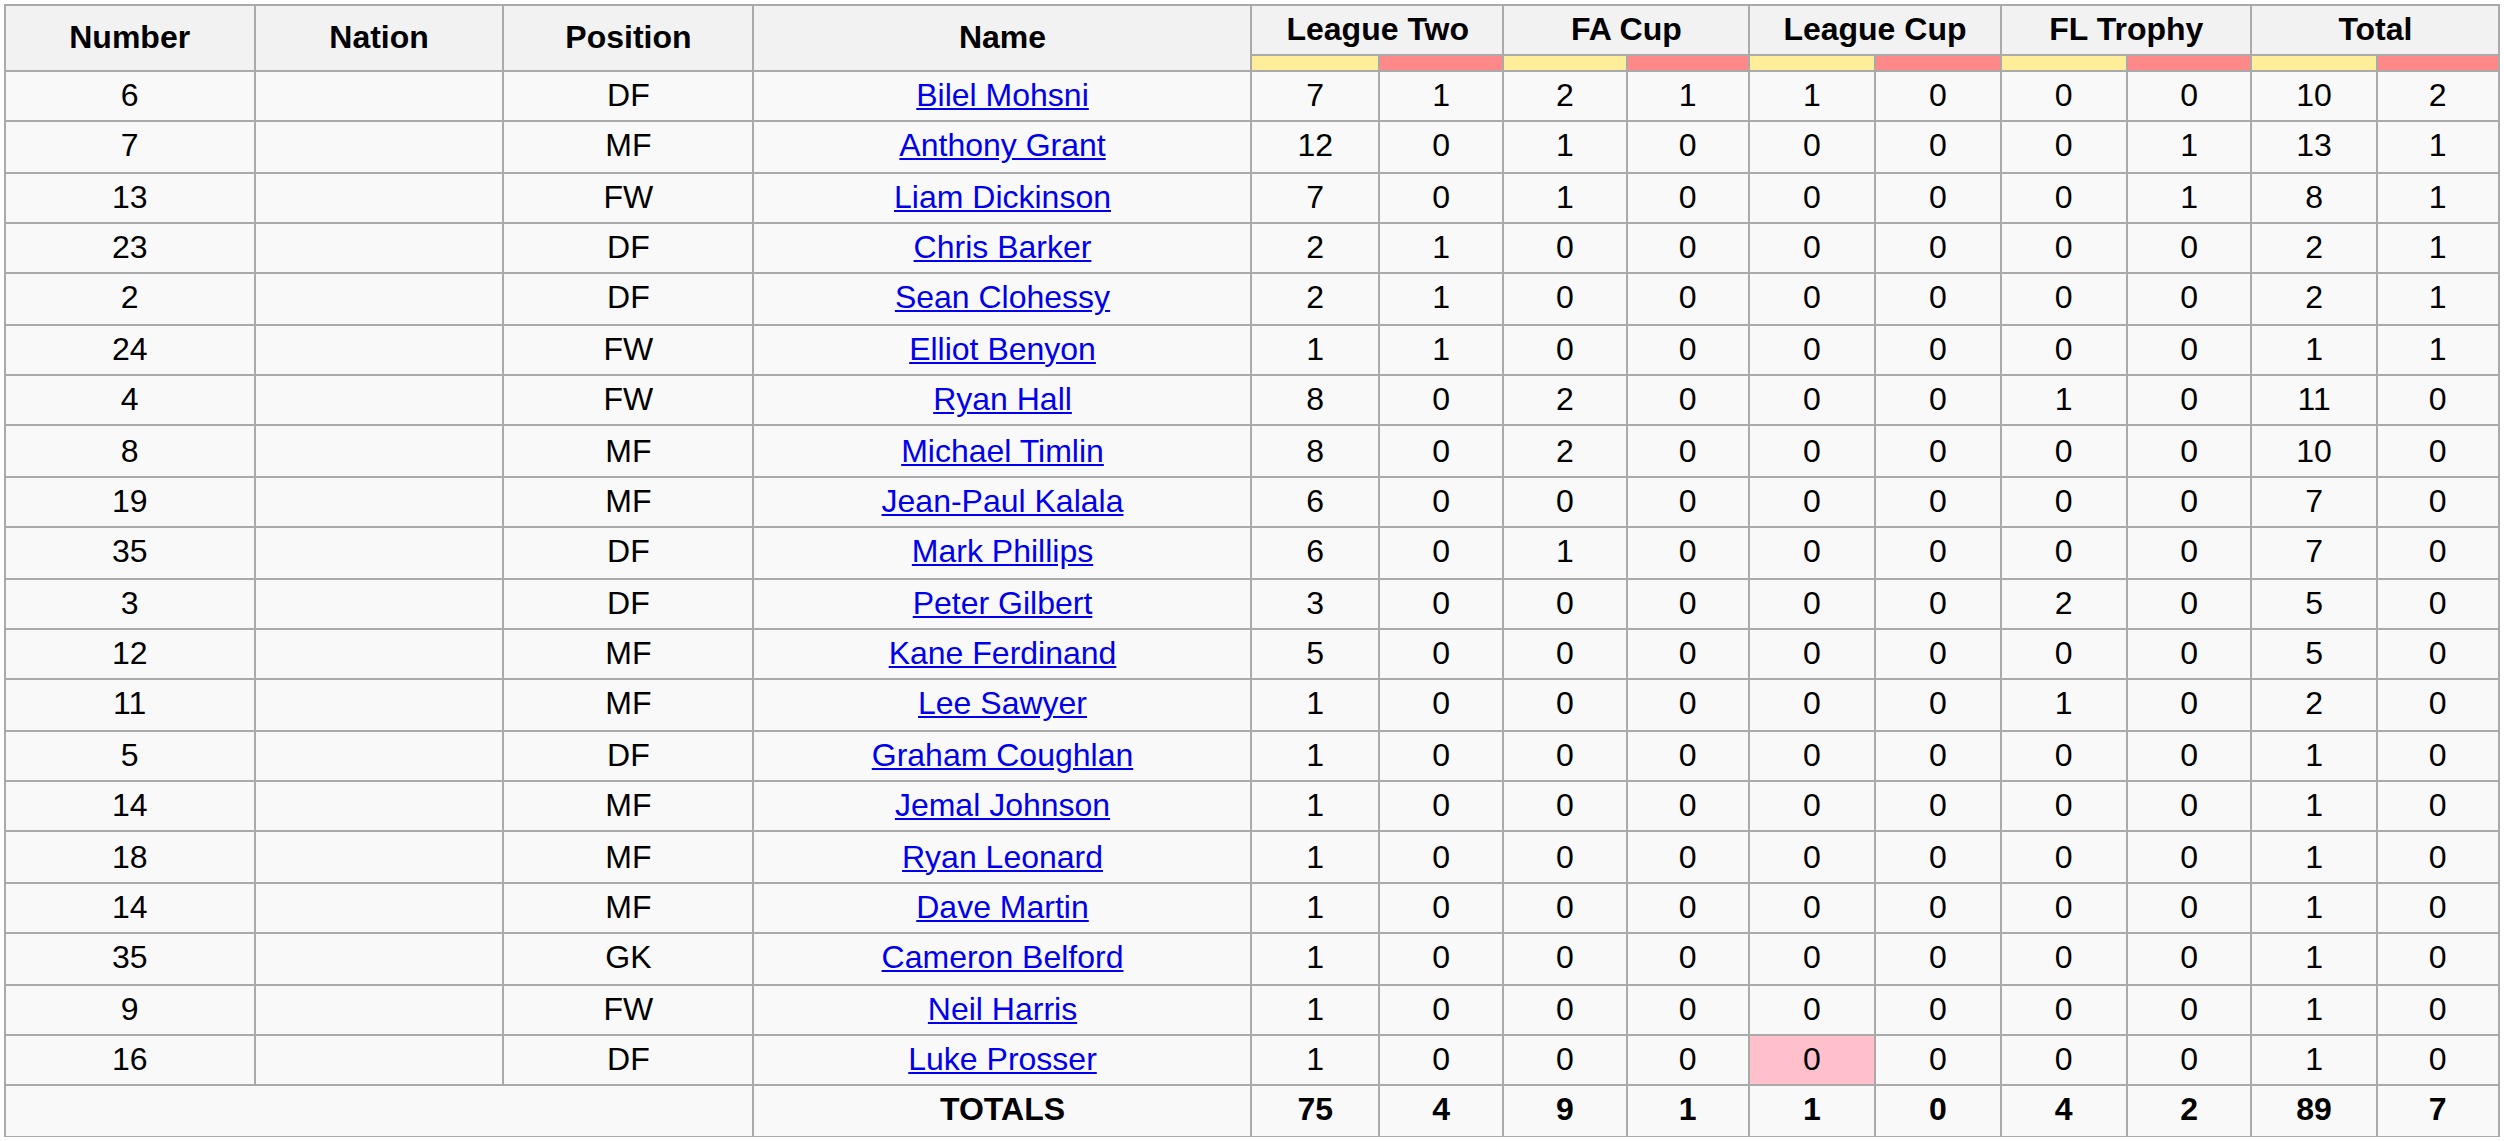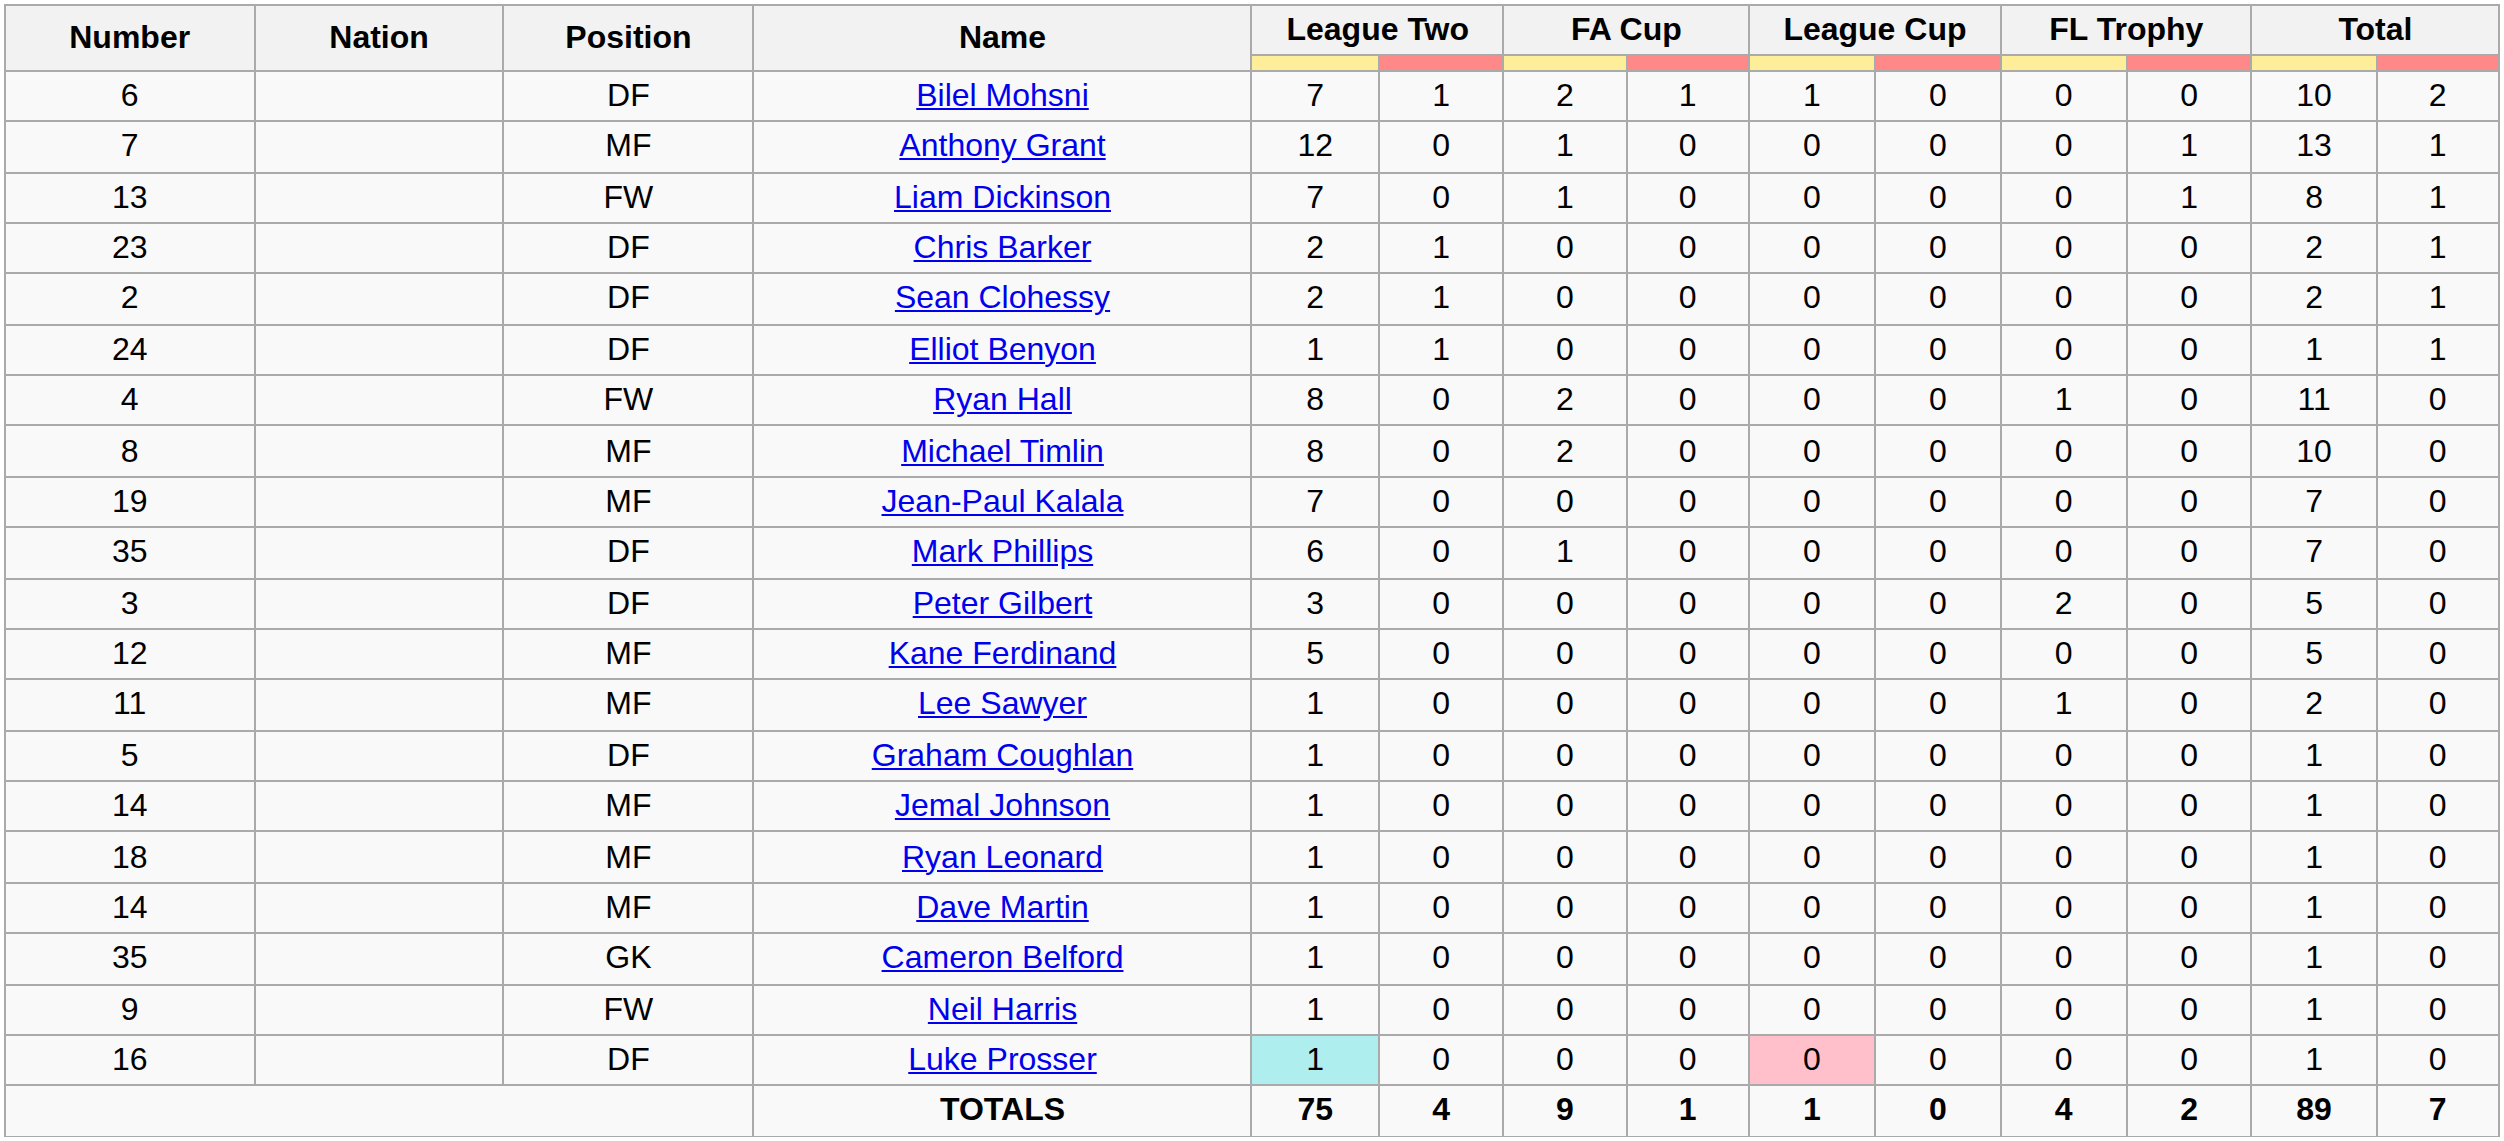(628, 349) FW -> (628, 349) DF
(1315, 501) 6 -> (1315, 501) 7
(1315, 1059) no background -> (1315, 1059) paleturquoise background
